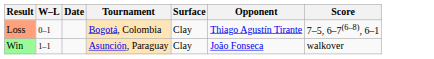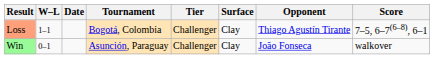+ column: (195, 12)
(44, 30) 0–1 -> (44, 30) 1–1
(44, 47) 1–1 -> (44, 47) 0–1
